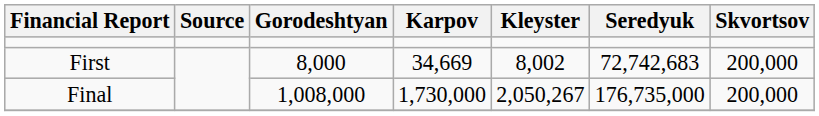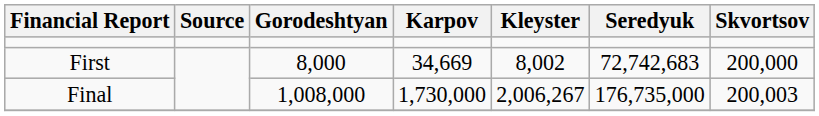(540, 95) 2,050,267 -> (540, 95) 2,006,267
(762, 95) 200,000 -> (762, 95) 200,003
